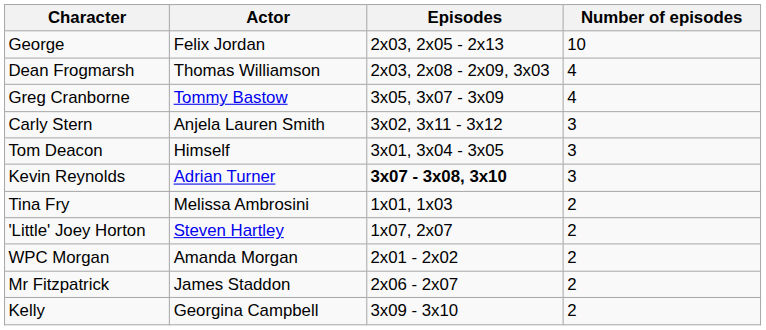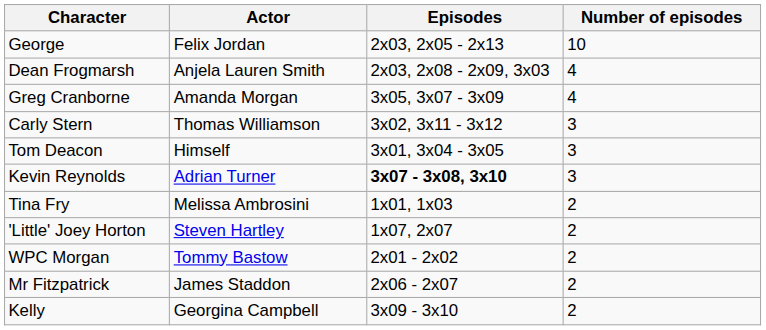(247, 71) Thomas Williamson -> (249, 71) Anjela Lauren Smith
(231, 97) Tommy Bastow -> (236, 97) Amanda Morgan
(249, 124) Anjela Lauren Smith -> (247, 124) Thomas Williamson
(236, 257) Amanda Morgan -> (231, 257) Tommy Bastow
